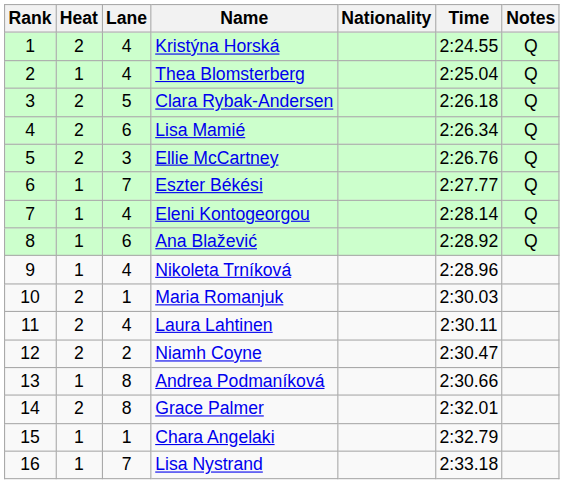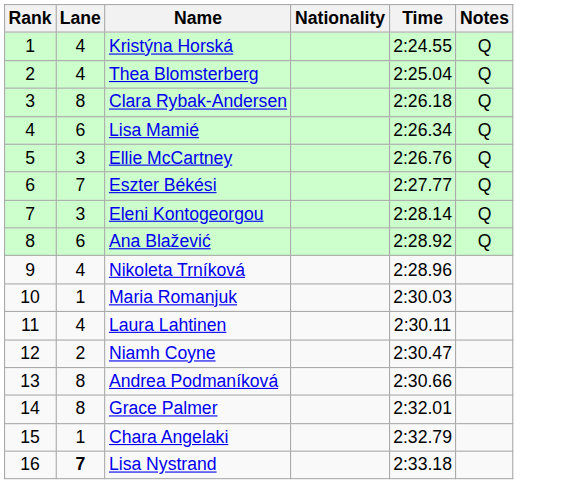- column: (79, 18)
(127, 102) 5 -> (80, 102) 8
(127, 213) 4 -> (80, 213) 3
(127, 465) normal -> (80, 465) bold
